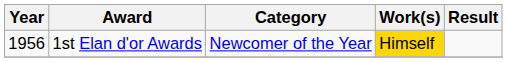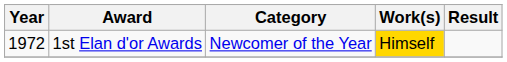(27, 43) 1956 -> (27, 43) 1972
